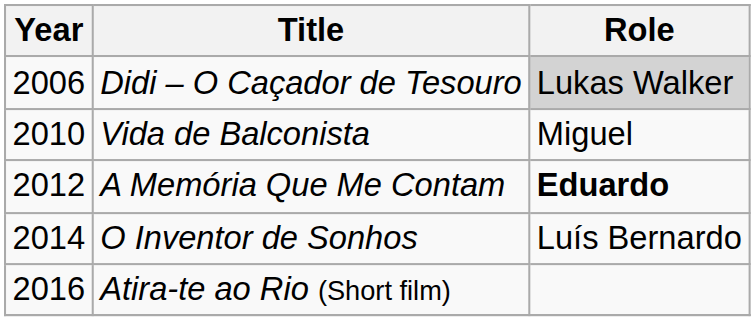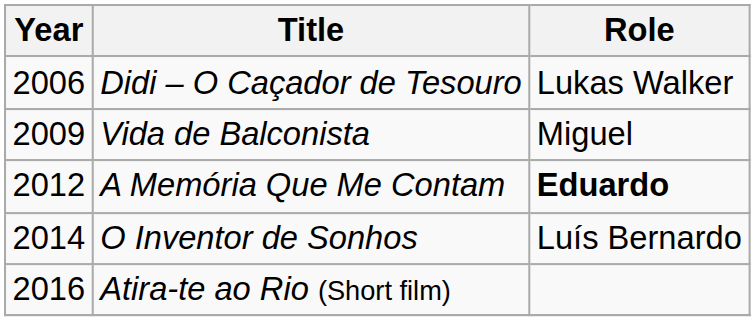(635, 82) lightgrey background -> (635, 82) no background
(49, 133) 2010 -> (49, 133) 2009
